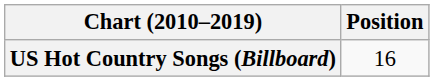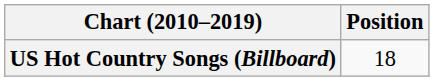(385, 57) 16 -> (385, 57) 18
